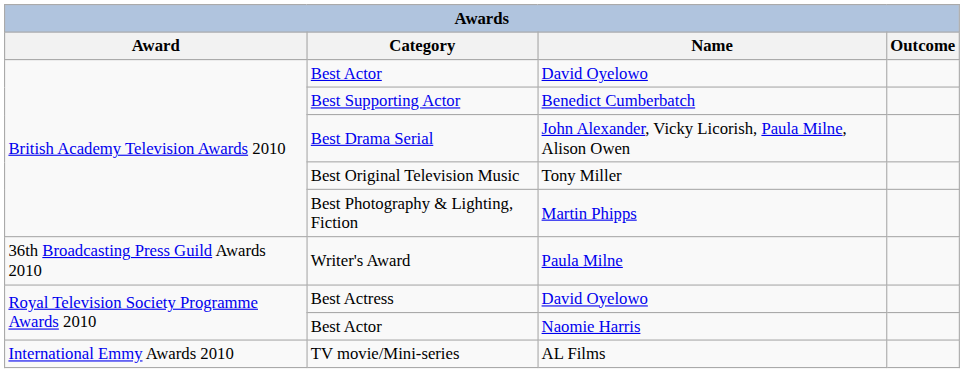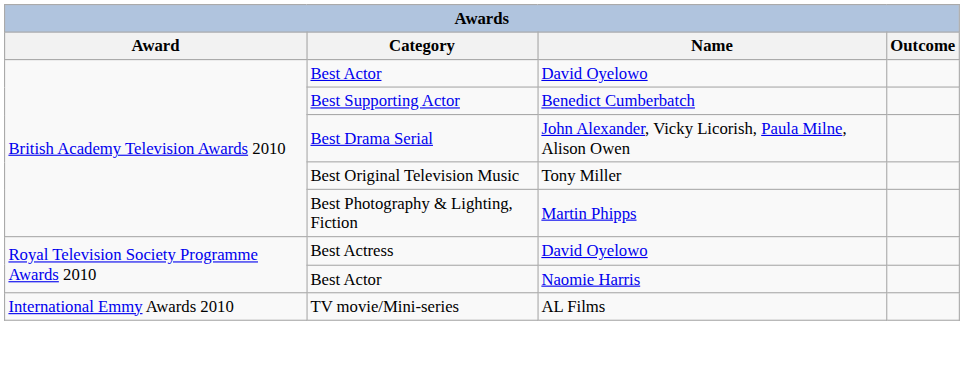- row: (137, 260)
